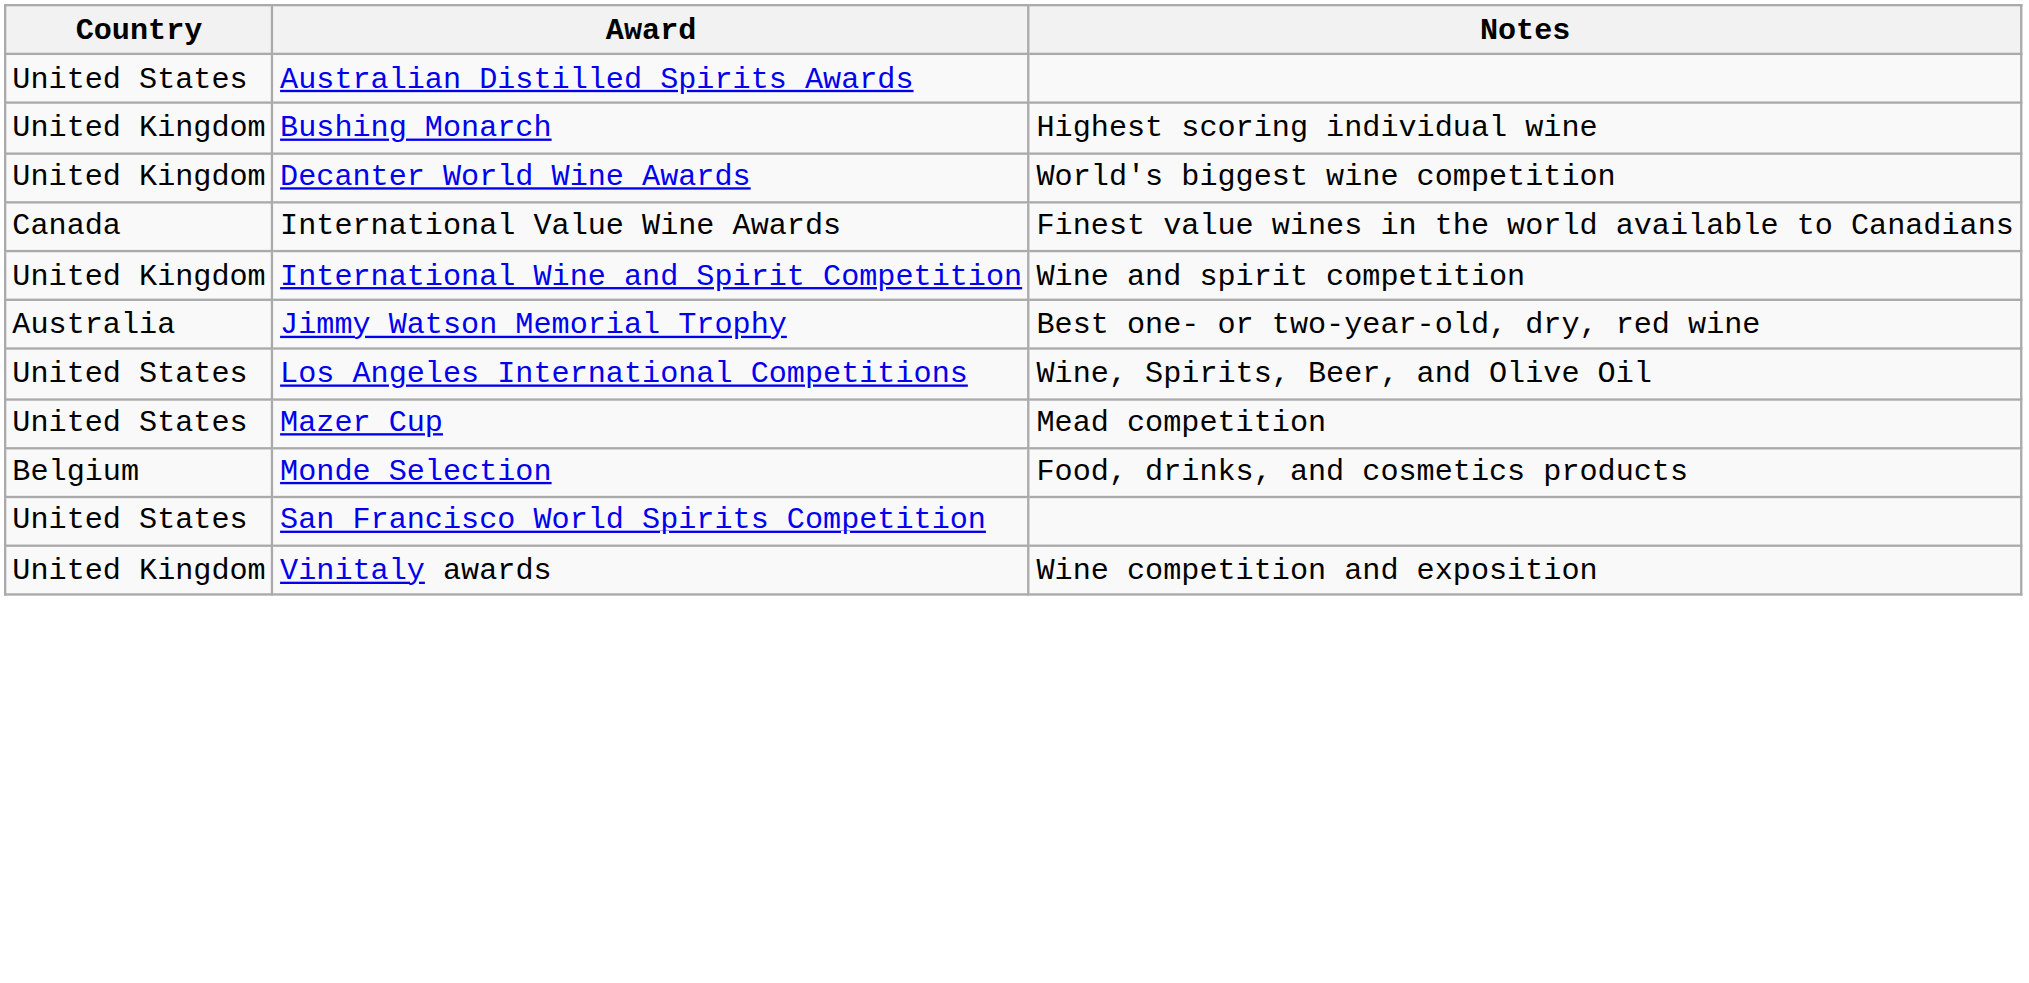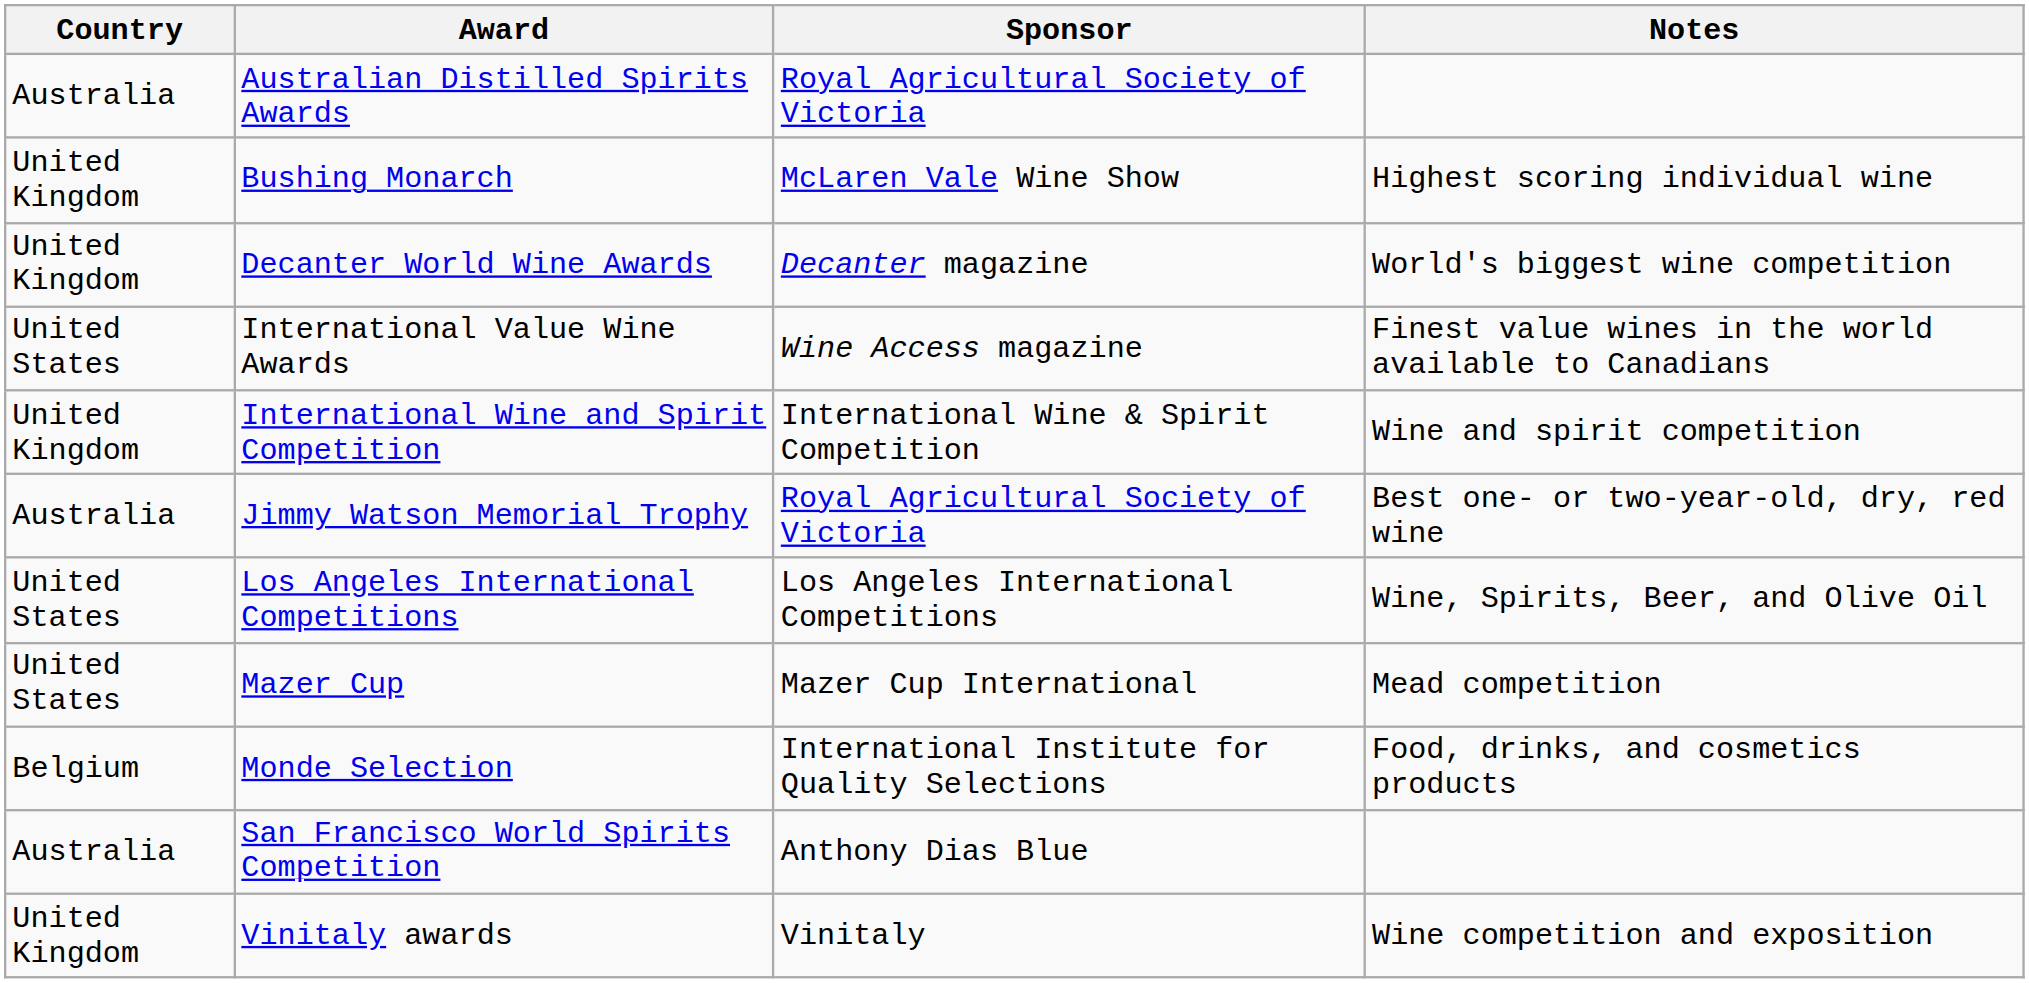+ column: (1069, 30)
(130, 79) United States -> (94, 96) Australia
(67, 226) Canada -> (67, 348) United States
(130, 521) United States -> (94, 852) Australia
